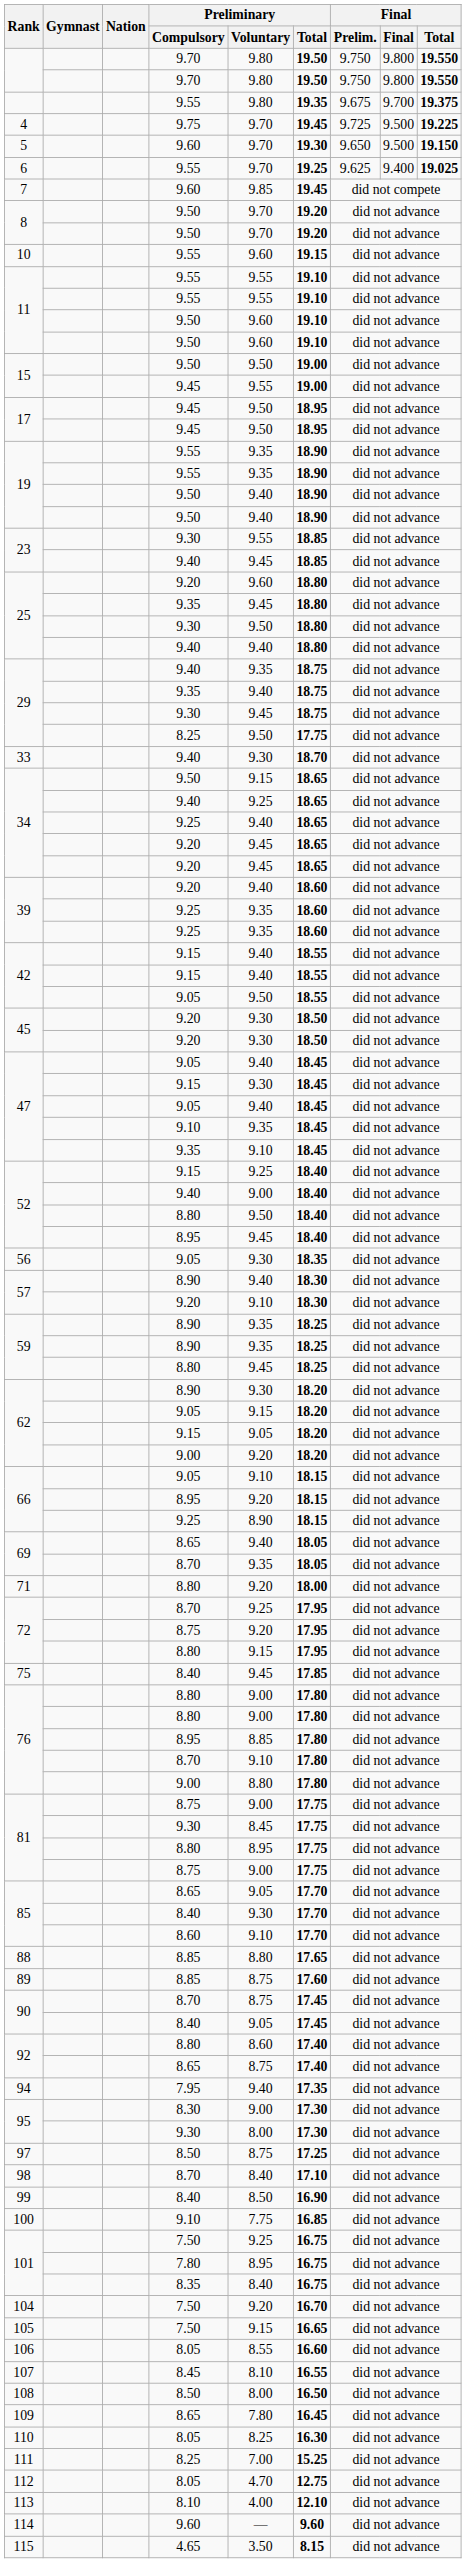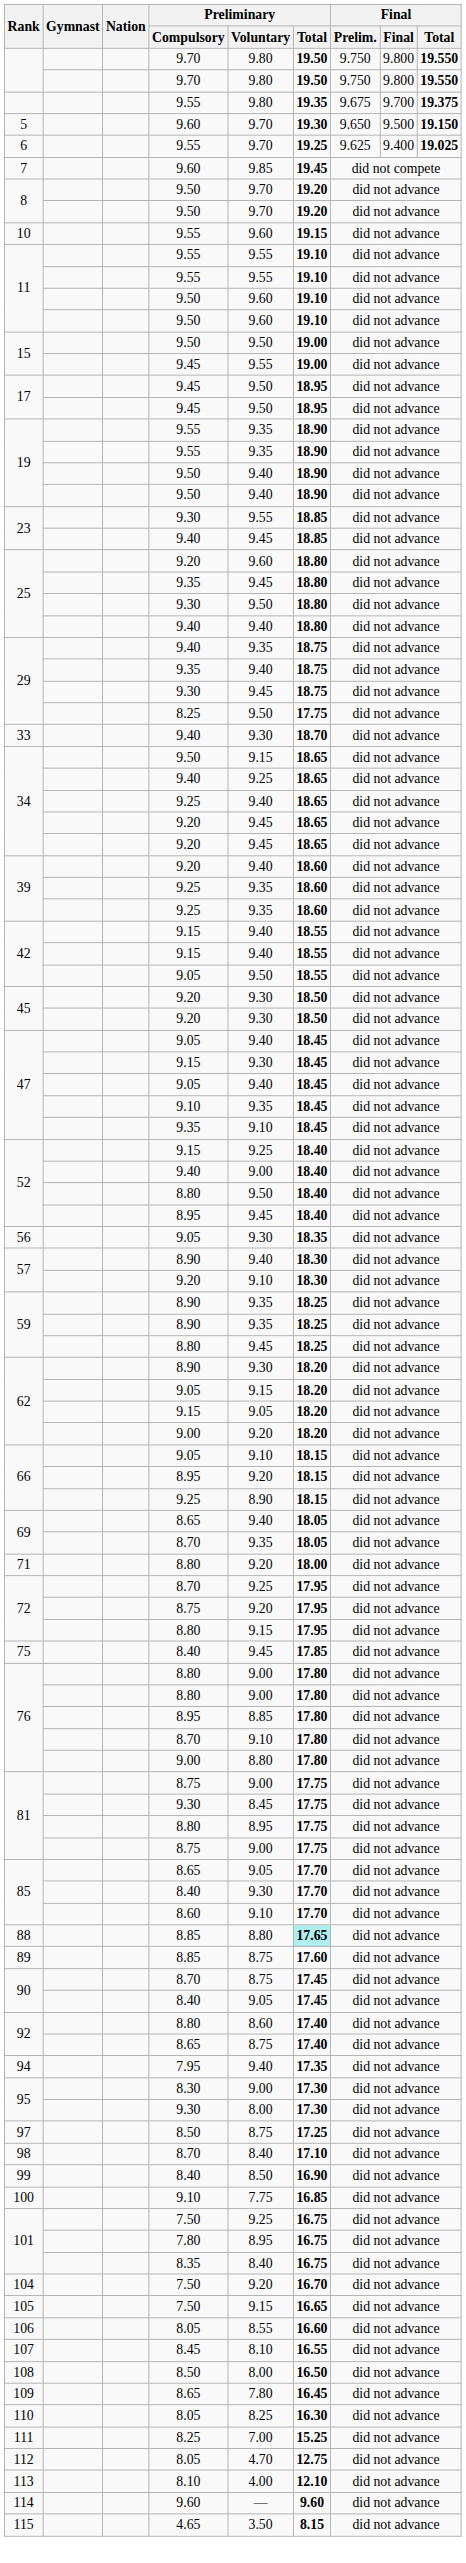- row: (24, 124)
(312, 1957) no background -> (312, 1935) paleturquoise background
